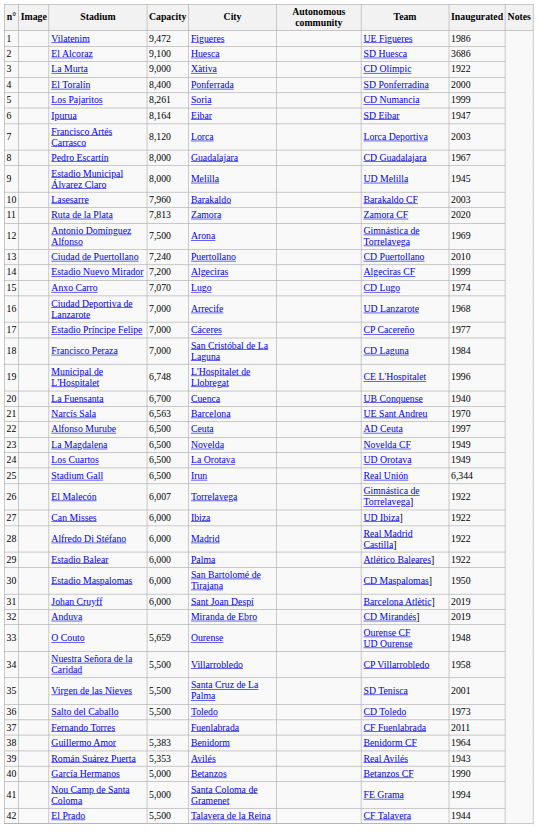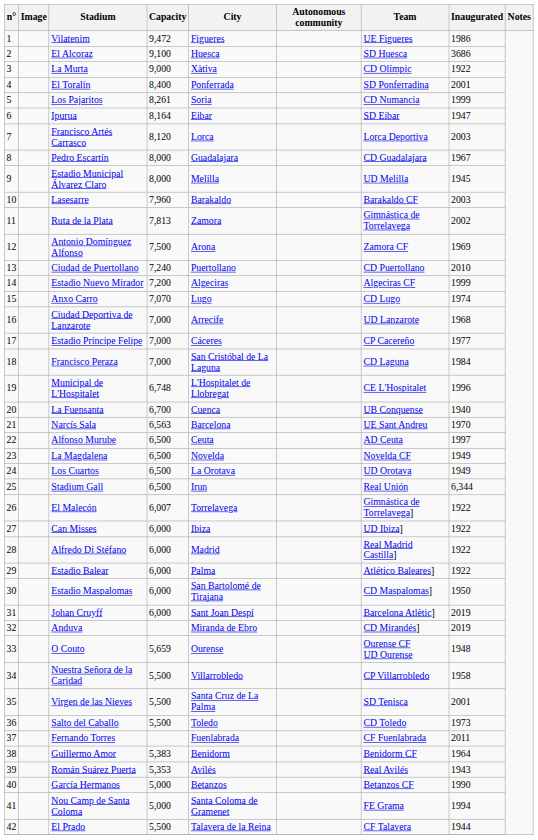(461, 85) 2000 -> (461, 85) 2001
(386, 215) Zamora CF -> (392, 220) Gimnástica de Torrelavega
(461, 215) 2020 -> (461, 220) 2002
(392, 236) Gimnástica de Torrelavega -> (386, 247) Zamora CF
